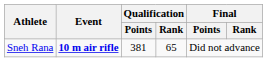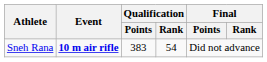(138, 48) 381 -> (138, 48) 383
(171, 48) 65 -> (171, 48) 54
